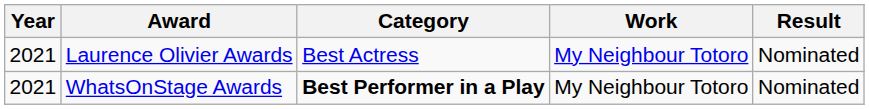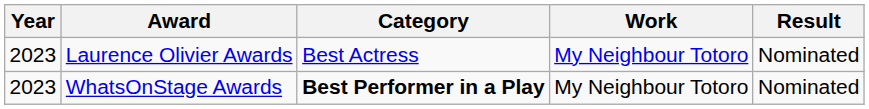(33, 54) 2021 -> (33, 54) 2023
(33, 87) 2021 -> (33, 87) 2023
